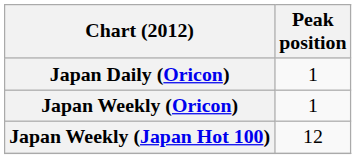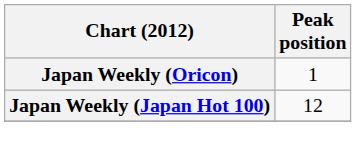- row: (140, 74)
